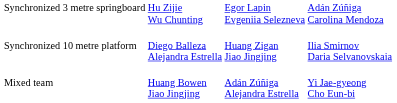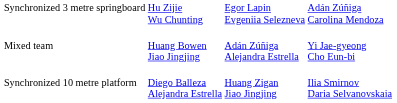rows swapped: (70, 45) <-> (29, 82)
